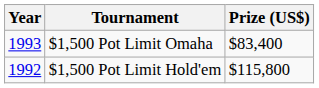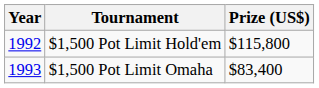rows swapped: (135, 69) <-> (131, 43)
